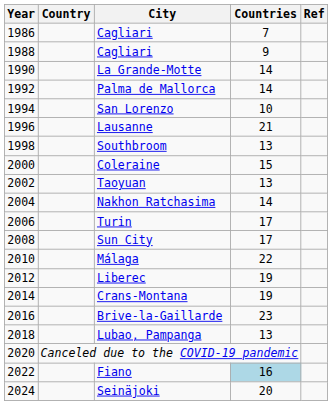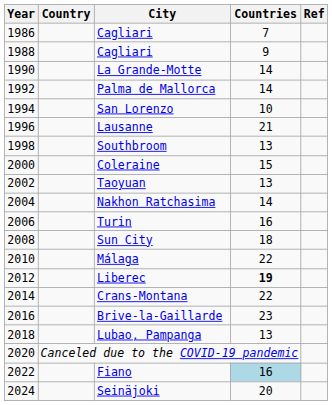(266, 221) 17 -> (266, 221) 16
(266, 240) 17 -> (266, 240) 18
(266, 278) normal -> (266, 278) bold
(266, 297) 19 -> (266, 297) 22
